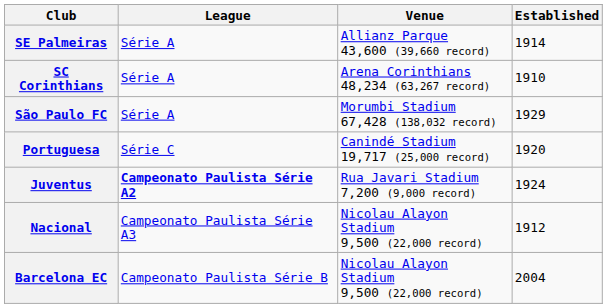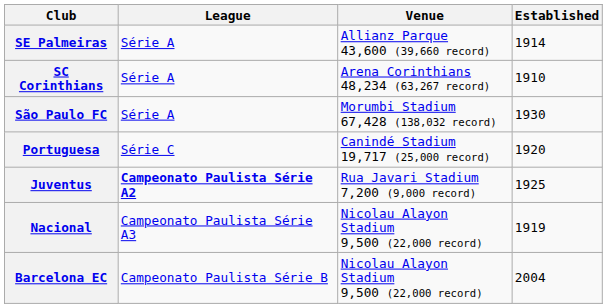(530, 114) 1929 -> (530, 114) 1930
(530, 185) 1924 -> (530, 185) 1925
(530, 228) 1912 -> (530, 228) 1919
